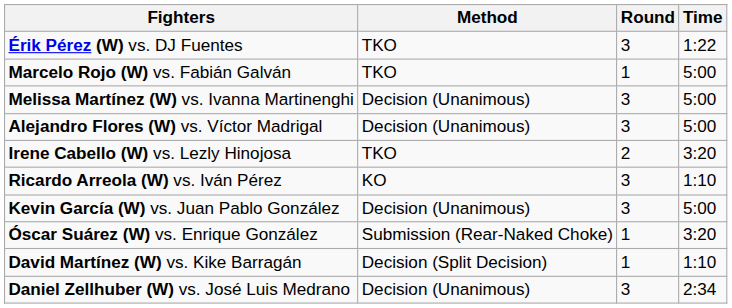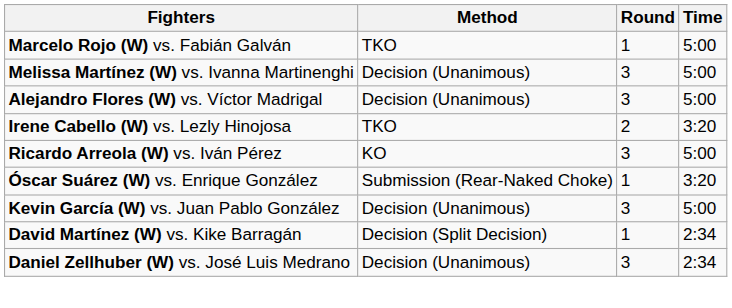- row: (126, 45)
(700, 180) 1:10 -> (700, 153) 5:00
rows swapped: (174, 208) <-> (163, 235)
(700, 262) 1:10 -> (700, 235) 2:34
